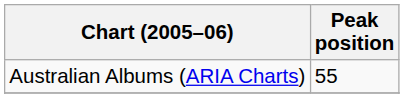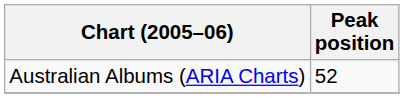(326, 76) 55 -> (326, 76) 52
